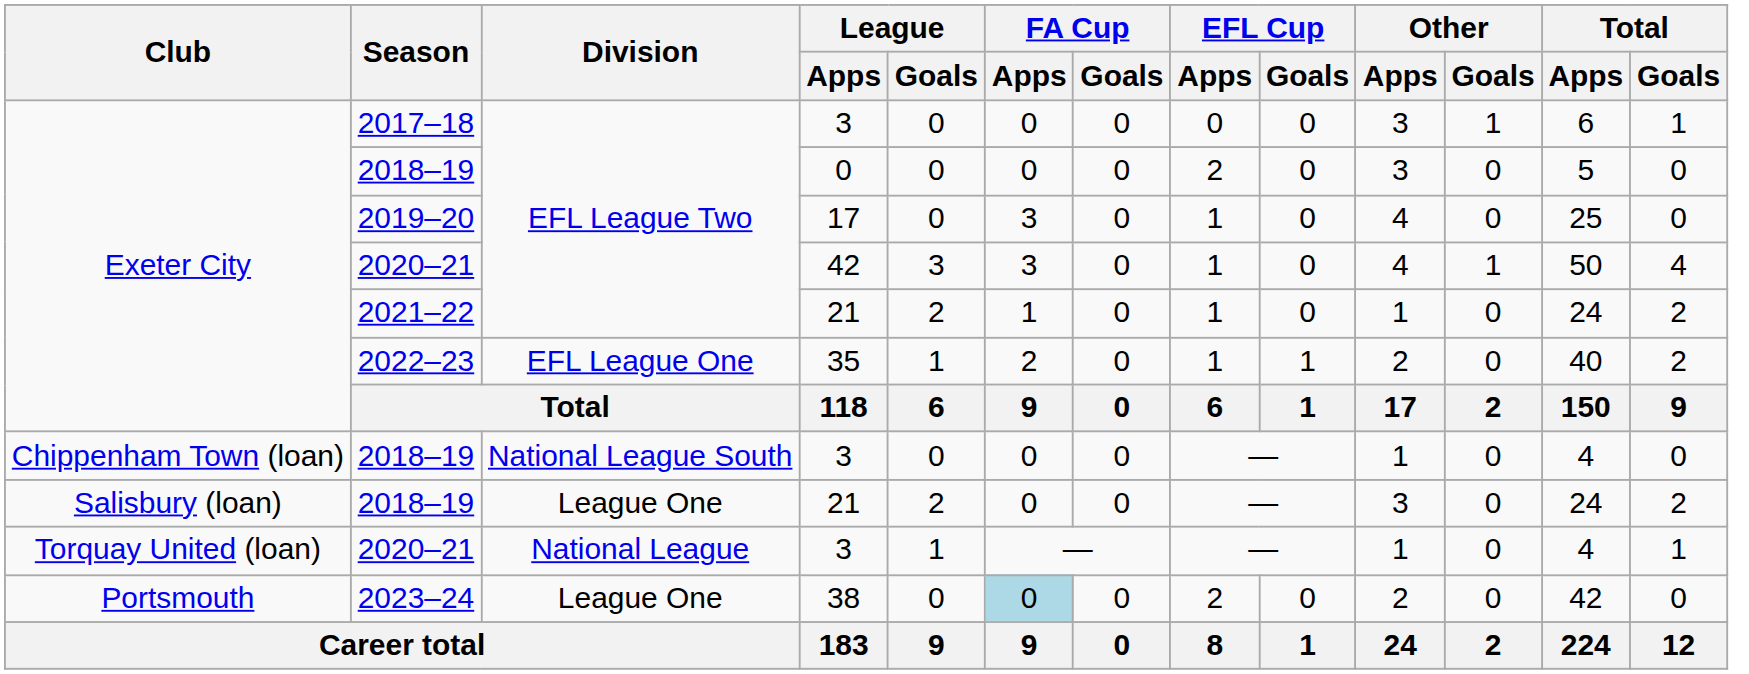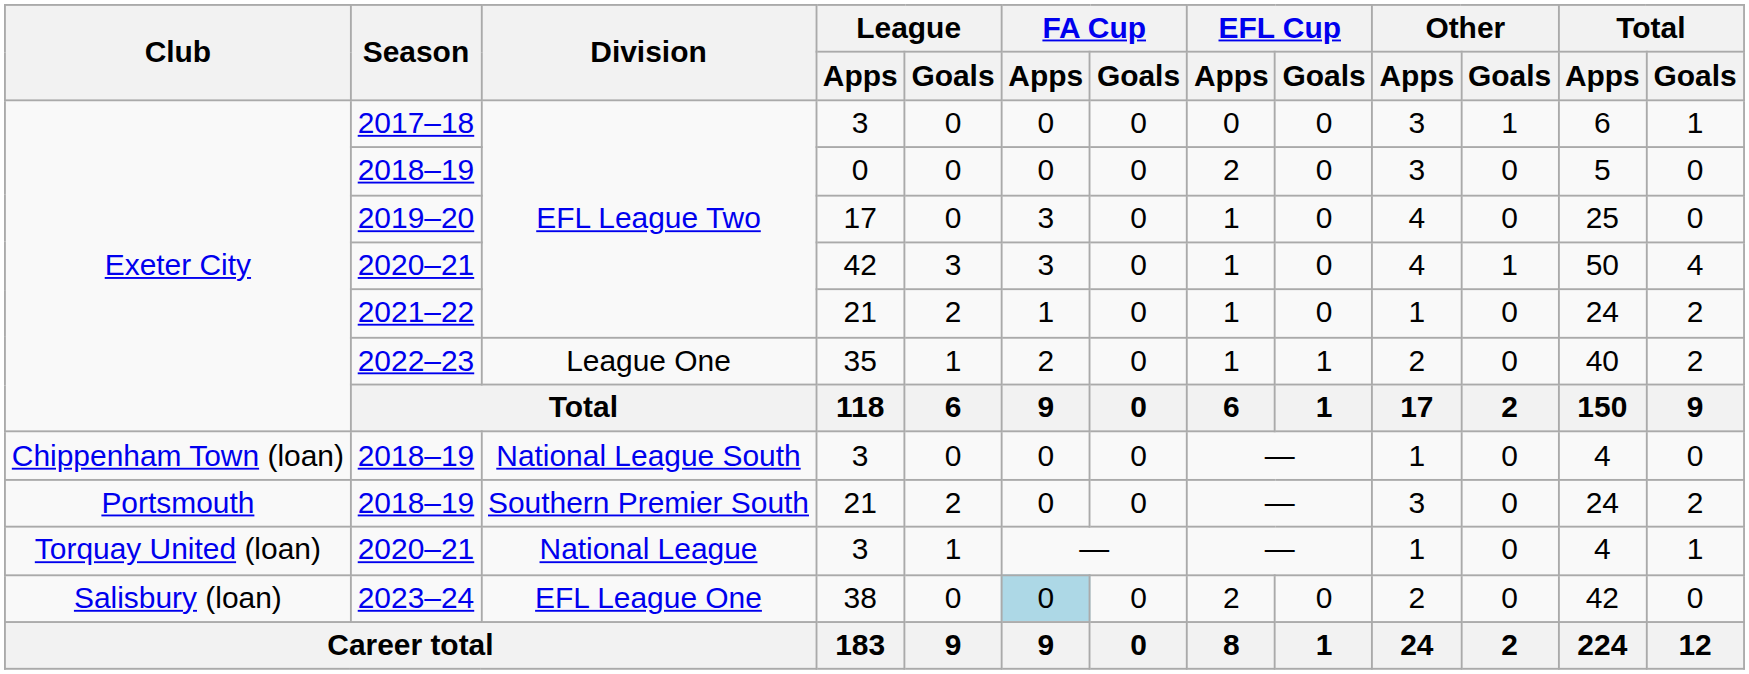(640, 360) EFL League One -> (648, 360) League One
(178, 502) Salisbury (loan) -> (178, 502) Portsmouth
(640, 502) League One -> (649, 502) Southern Premier South
(178, 597) Portsmouth -> (178, 597) Salisbury (loan)
(640, 597) League One -> (649, 597) EFL League One
